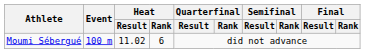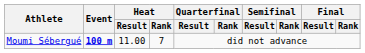(99, 40) normal -> (99, 40) bold
(132, 40) 11.02 -> (132, 40) 11.00
(161, 40) 6 -> (161, 40) 7
